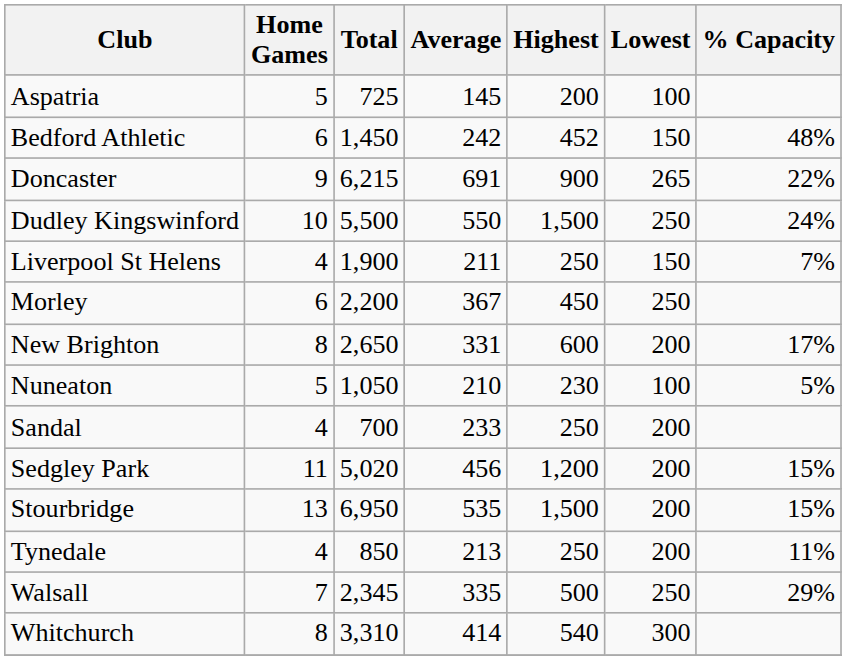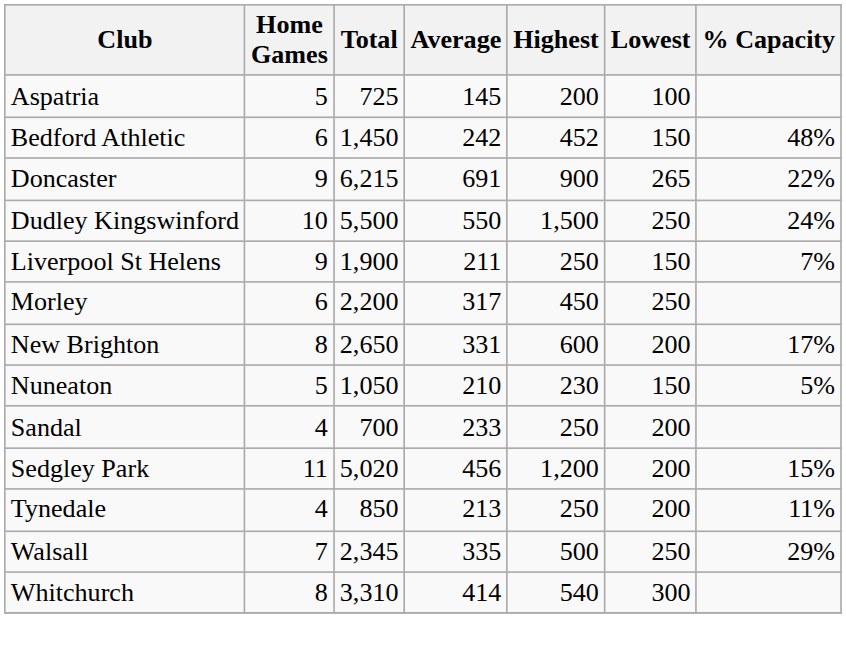(321, 261) 4 -> (321, 261) 9
(482, 302) 367 -> (482, 302) 317
(671, 385) 100 -> (671, 385) 150
- row: (72, 509)
